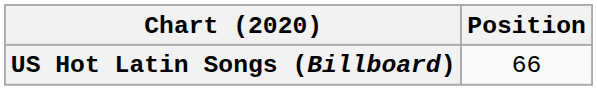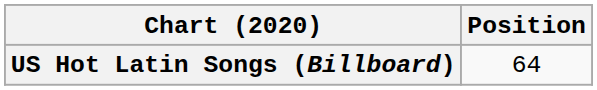(527, 65) 66 -> (527, 65) 64
